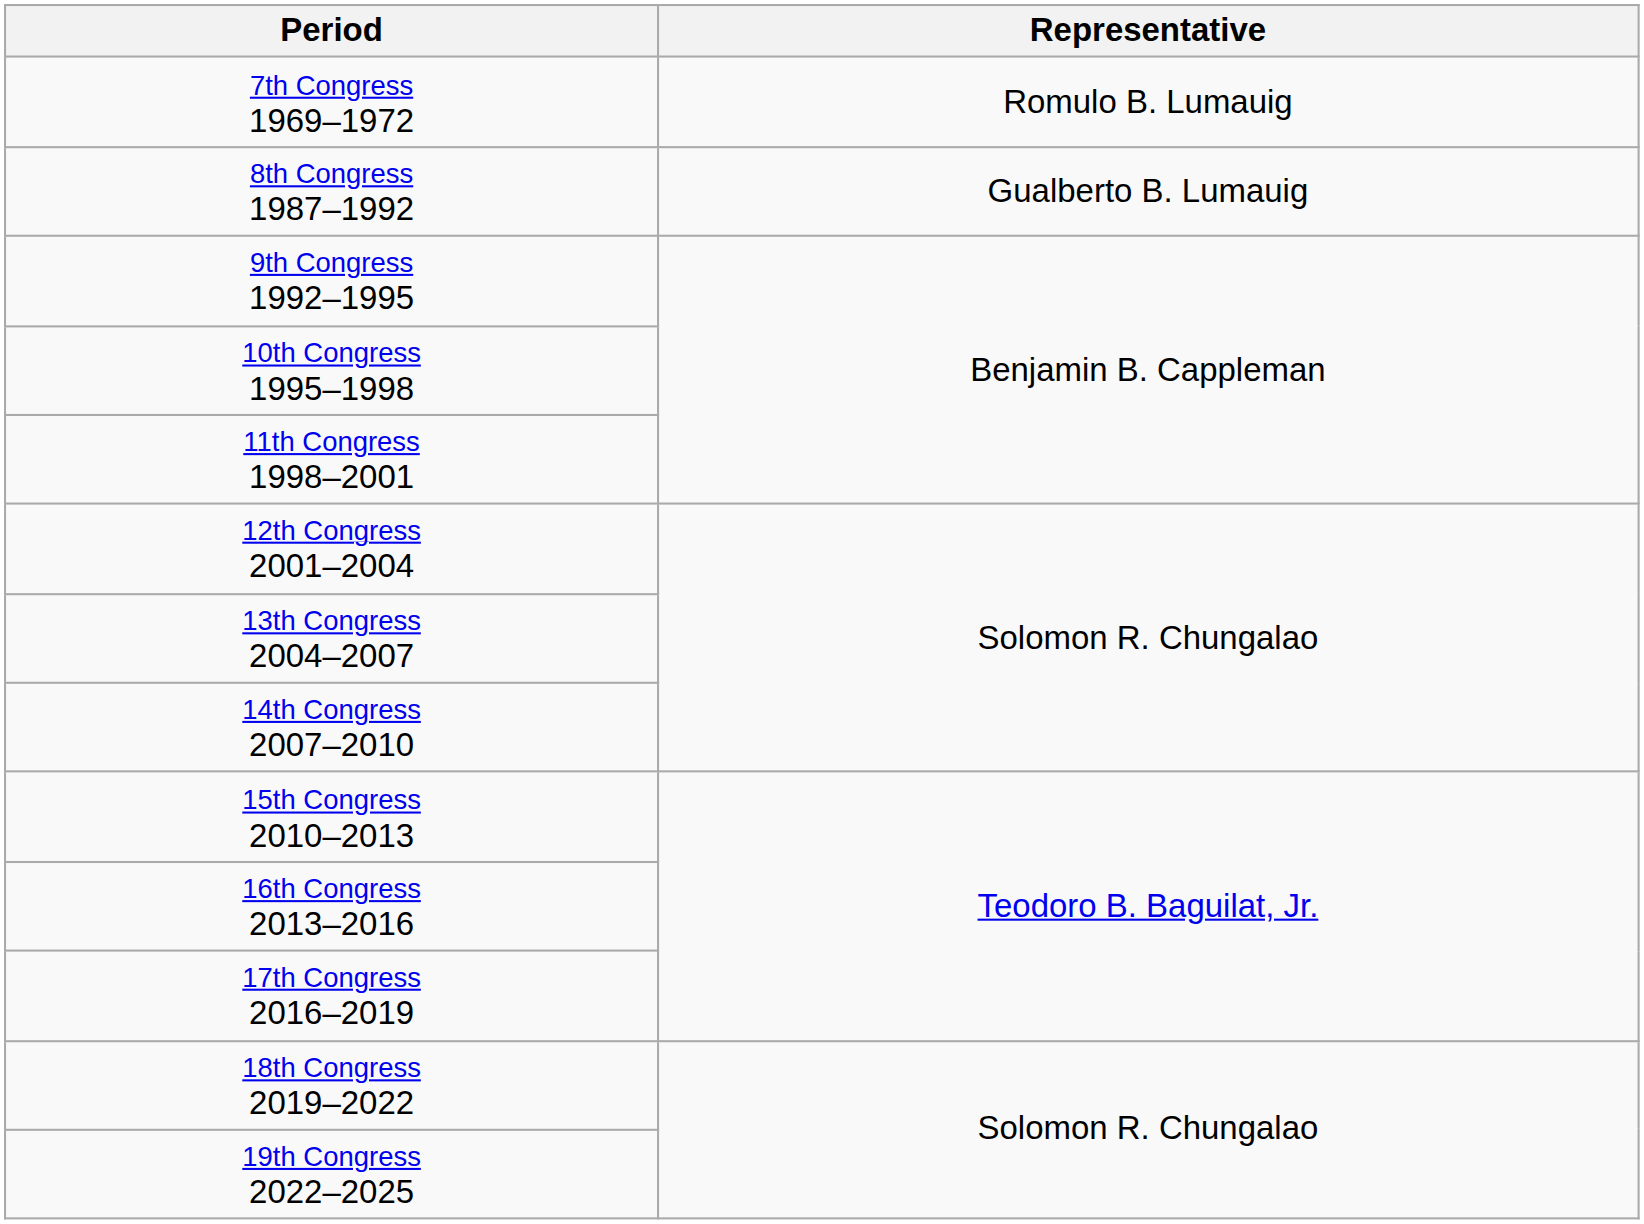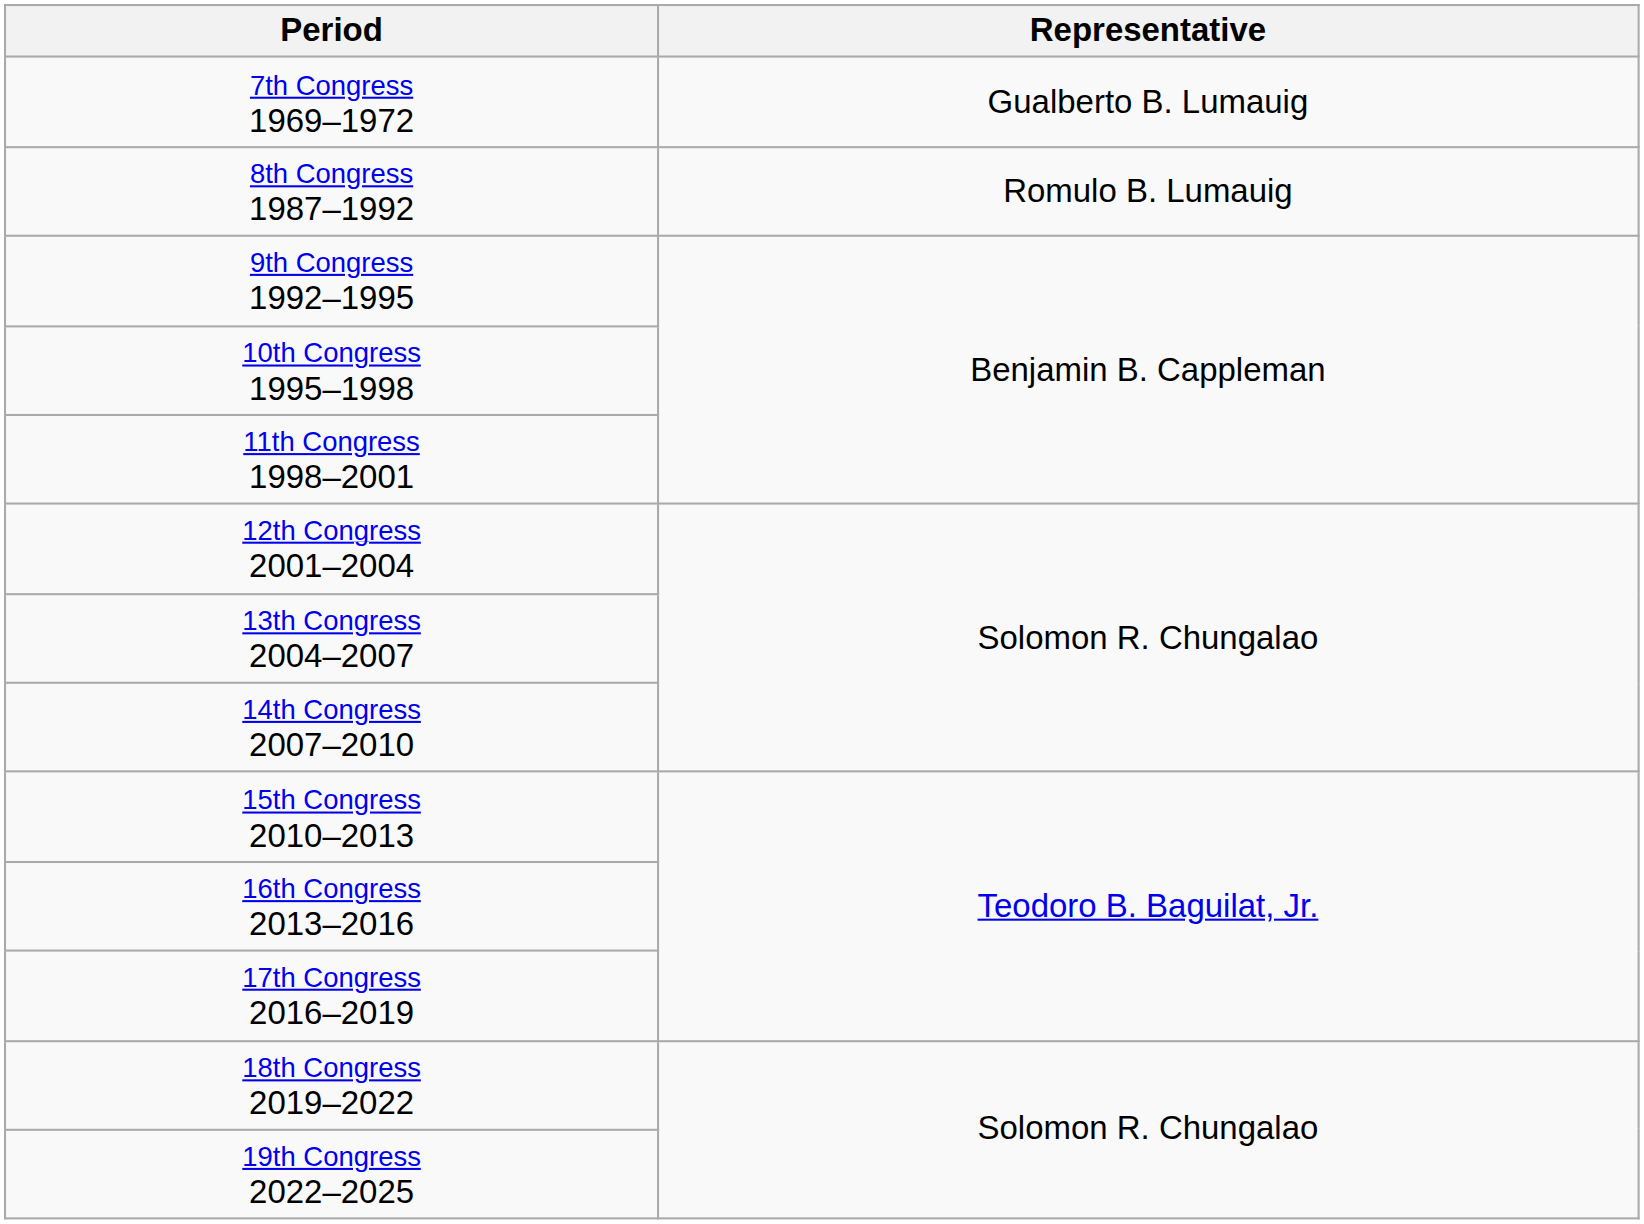(1148, 101) Romulo B. Lumauig -> (1148, 101) Gualberto B. Lumauig
(1148, 190) Gualberto B. Lumauig -> (1148, 190) Romulo B. Lumauig
